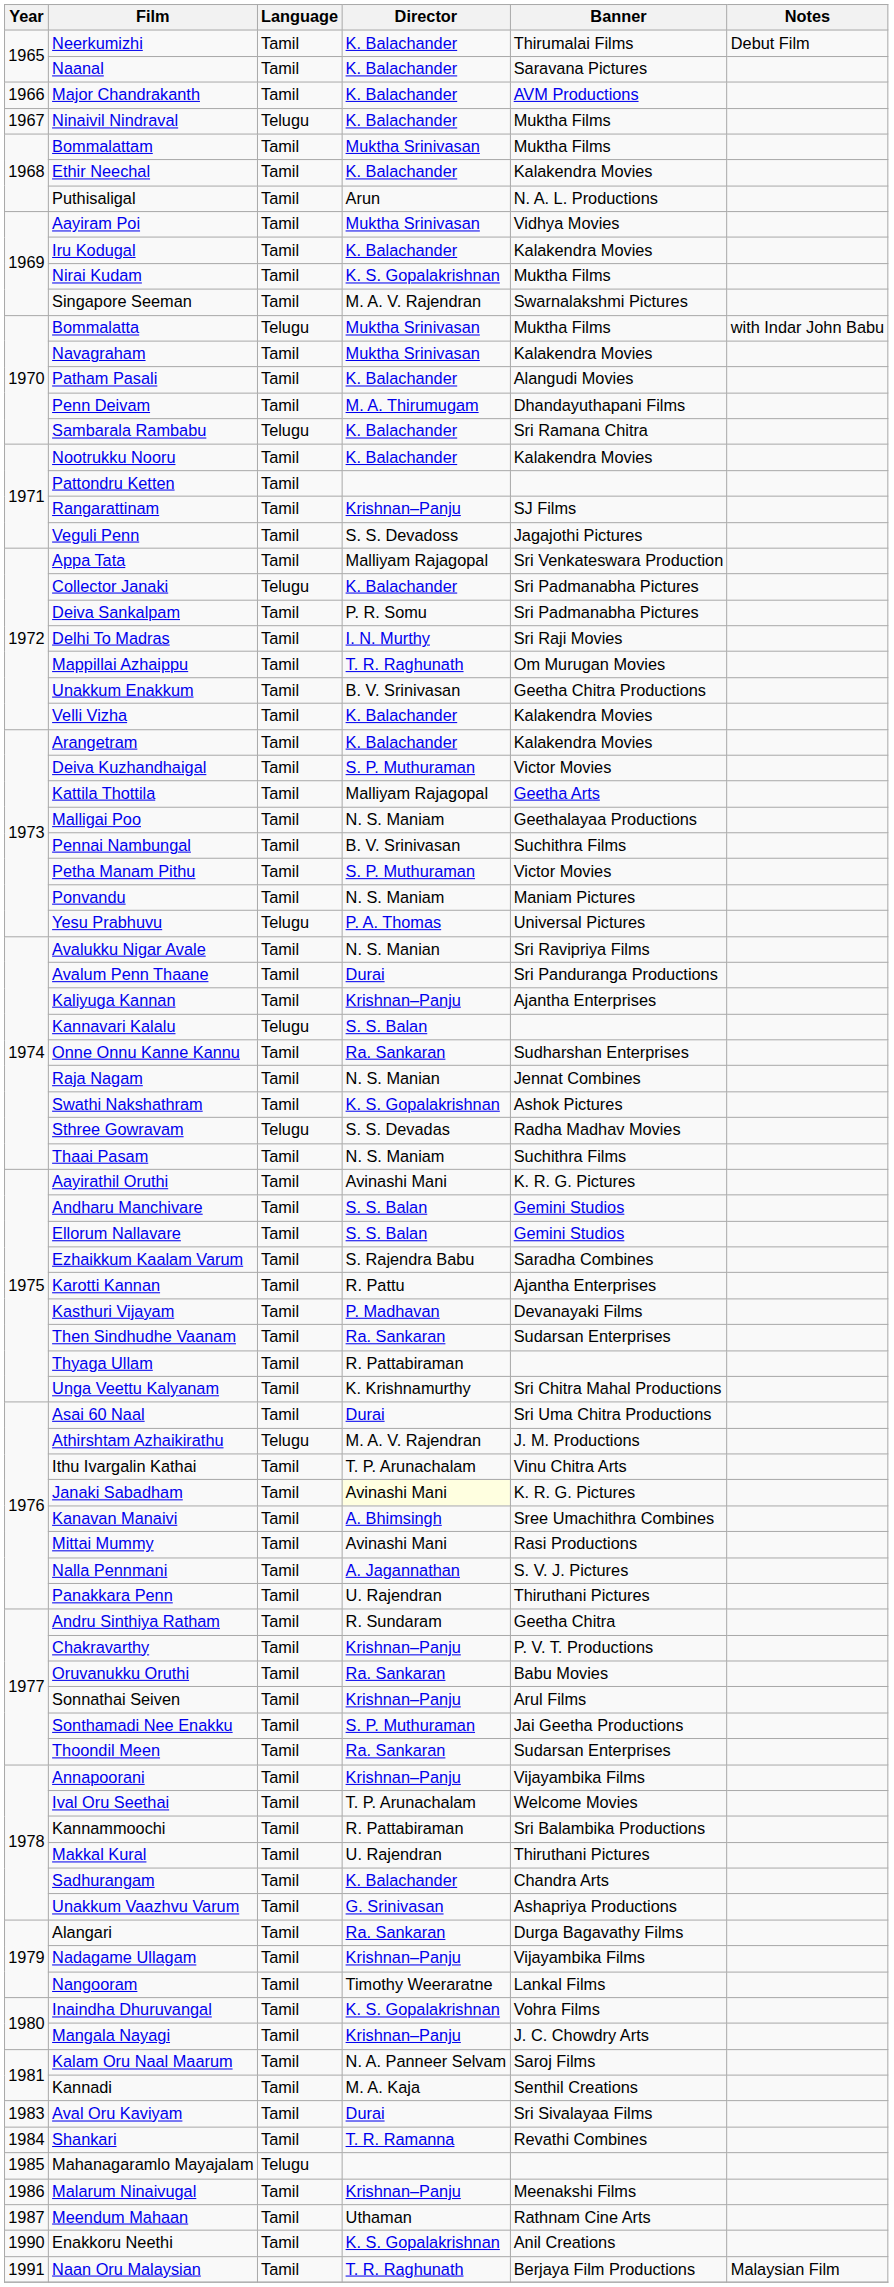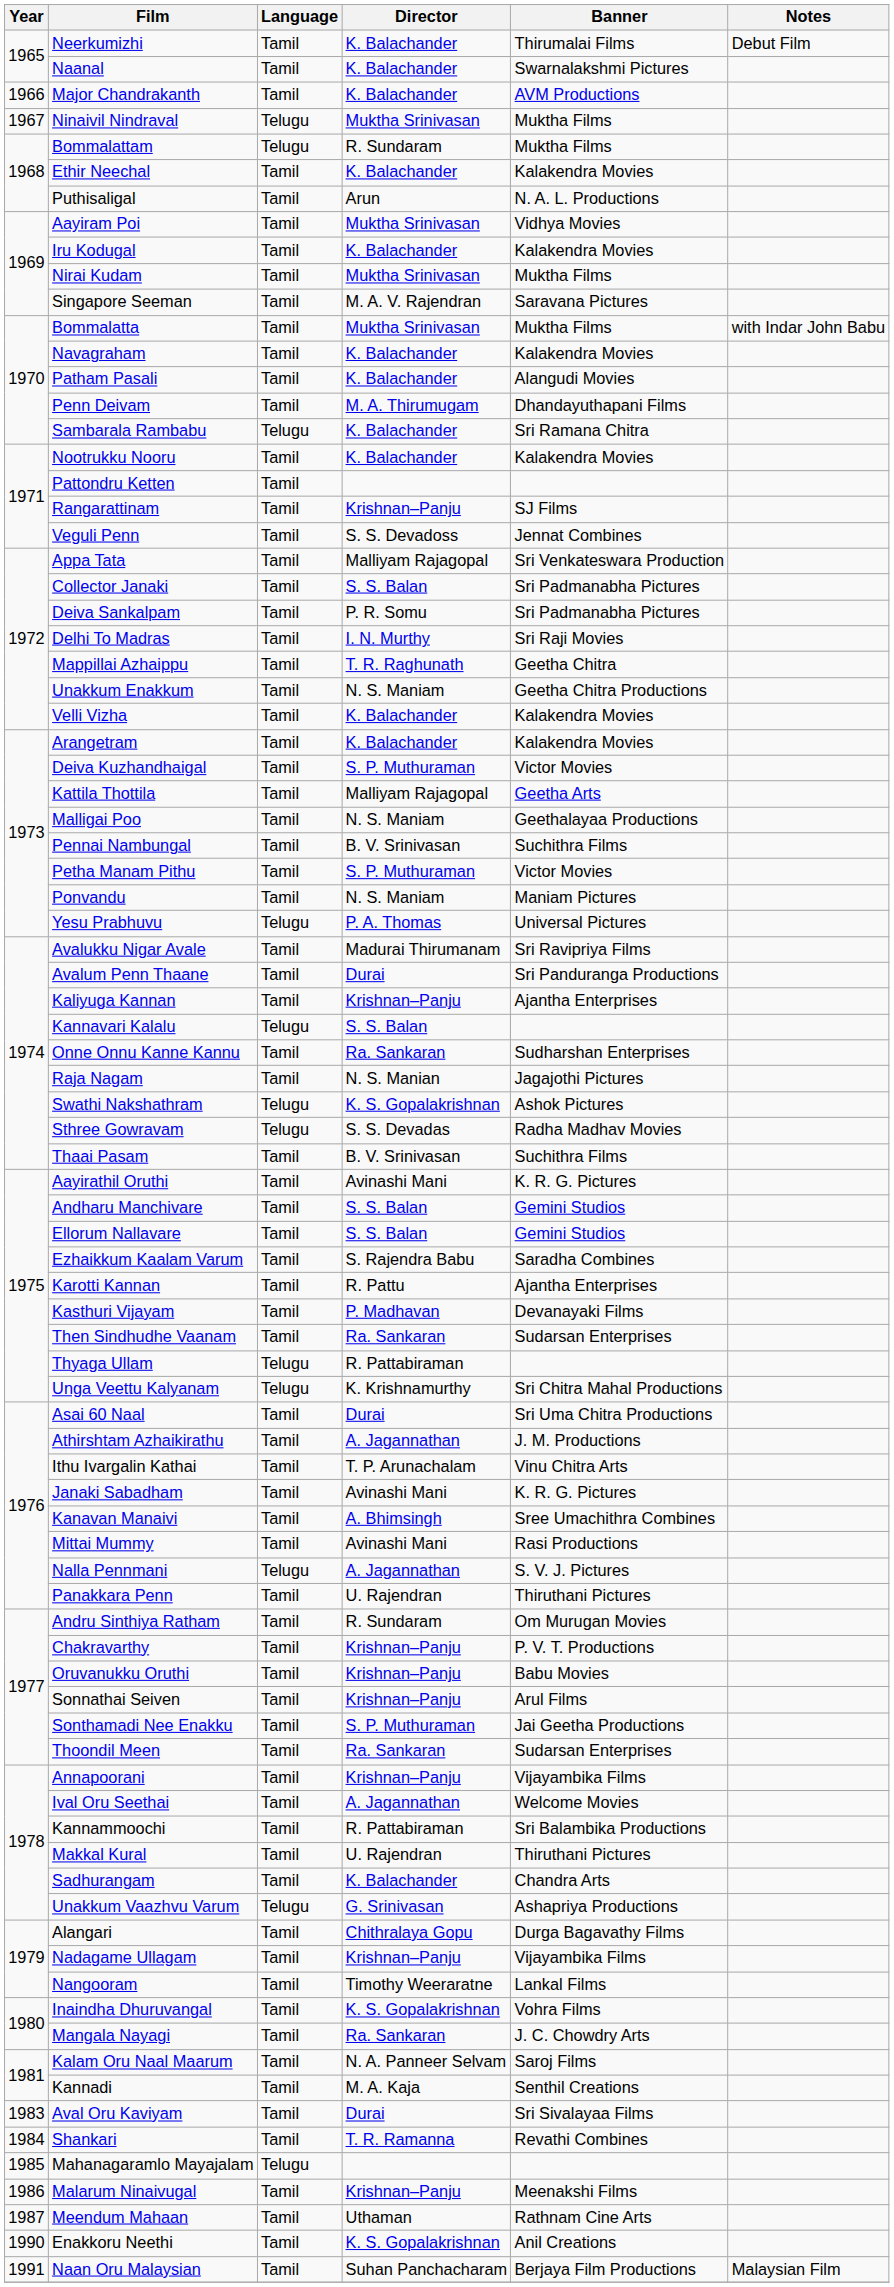(580, 69) Saravana Pictures -> (602, 69) Swarnalakshmi Pictures
(401, 120) K. Balachander -> (413, 120) Muktha Srinivasan
(280, 146) Tamil -> (285, 146) Telugu
(413, 146) Muktha Srinivasan -> (394, 146) R. Sundaram
(423, 276) K. S. Gopalakrishnan -> (413, 276) Muktha Srinivasan
(601, 302) Swarnalakshmi Pictures -> (581, 302) Saravana Pictures
(285, 328) Telugu -> (280, 328) Tamil
(413, 353) Muktha Srinivasan -> (401, 353) K. Balachander
(578, 535) Jagajothi Pictures -> (578, 535) Jennat Combines
(285, 586) Telugu -> (280, 586) Tamil
(401, 586) K. Balachander -> (386, 586) S. S. Balan
(589, 664) Om Murugan Movies -> (565, 664) Geetha Chitra
(403, 690) B. V. Srinivasan -> (395, 690) N. S. Maniam
(393, 949) N. S. Manian -> (423, 949) Madurai Thirumanam
(577, 1078) Jennat Combines -> (579, 1078) Jagajothi Pictures
(280, 1104) Tamil -> (285, 1104) Telugu
(395, 1156) N. S. Maniam -> (403, 1156) B. V. Srinivasan
(280, 1363) Tamil -> (285, 1363) Telugu
(280, 1389) Tamil -> (285, 1389) Telugu
(285, 1440) Telugu -> (280, 1440) Tamil
(413, 1440) M. A. V. Rajendran -> (403, 1440) A. Jagannathan
(396, 1492) lightyellow background -> (396, 1492) no background
(280, 1570) Tamil -> (285, 1570) Telugu
(564, 1622) Geetha Chitra -> (590, 1622) Om Murugan Movies
(396, 1673) Ra. Sankaran -> (403, 1673) Krishnan–Panju
(411, 1803) T. P. Arunachalam -> (403, 1803) A. Jagannathan
(280, 1906) Tamil -> (285, 1906) Telugu
(396, 1932) Ra. Sankaran -> (409, 1932) Chithralaya Gopu
(403, 2036) Krishnan–Panju -> (396, 2036) Ra. Sankaran
(405, 2269) T. R. Raghunath -> (426, 2269) Suhan Panchacharam
